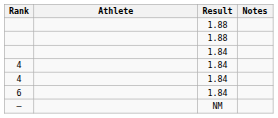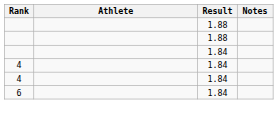- row: (19, 106)
